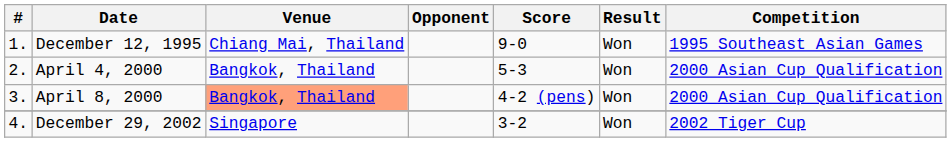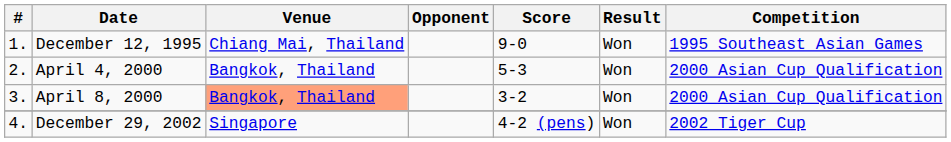(547, 97) 4-2 (pens) -> (512, 97) 3-2
(512, 124) 3-2 -> (547, 124) 4-2 (pens)
